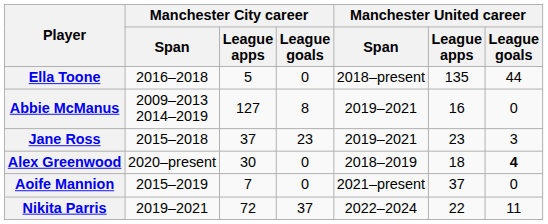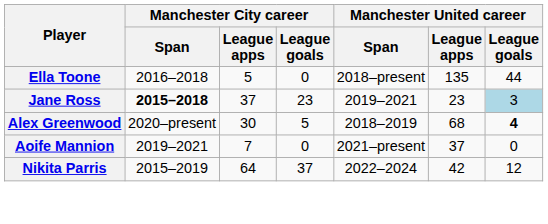- row: (65, 108)
(172, 139) normal -> (172, 100) bold
(514, 139) no background -> (514, 100) lightblue background
(305, 162) 0 -> (305, 123) 5
(457, 162) 18 -> (457, 123) 68
(172, 185) 2015–2019 -> (172, 146) 2019–2021
(172, 208) 2019–2021 -> (172, 169) 2015–2019
(248, 208) 72 -> (248, 169) 64
(457, 208) 22 -> (457, 169) 42
(514, 208) 11 -> (514, 169) 12
